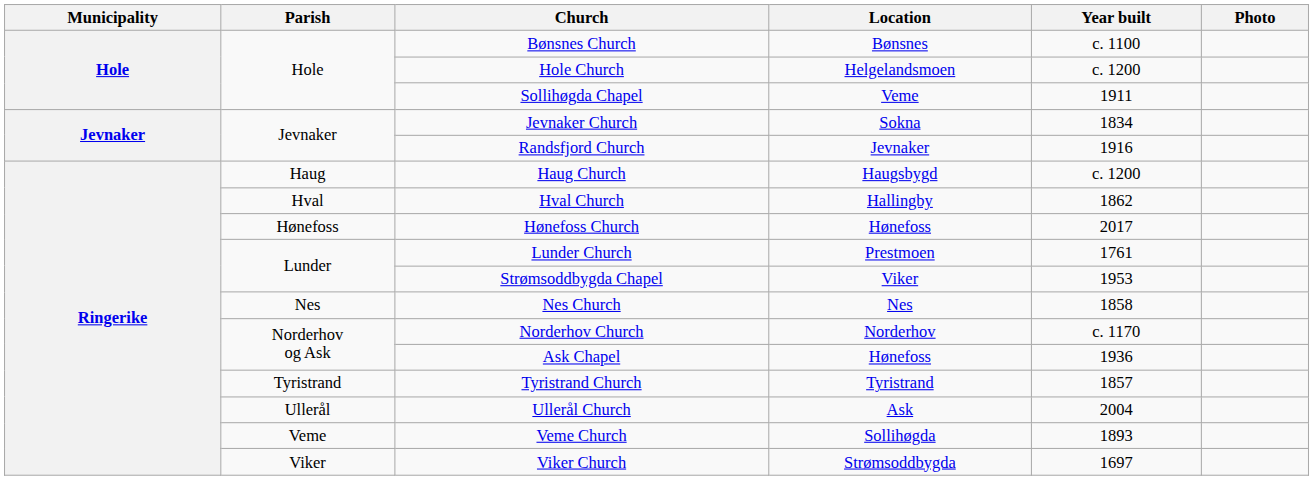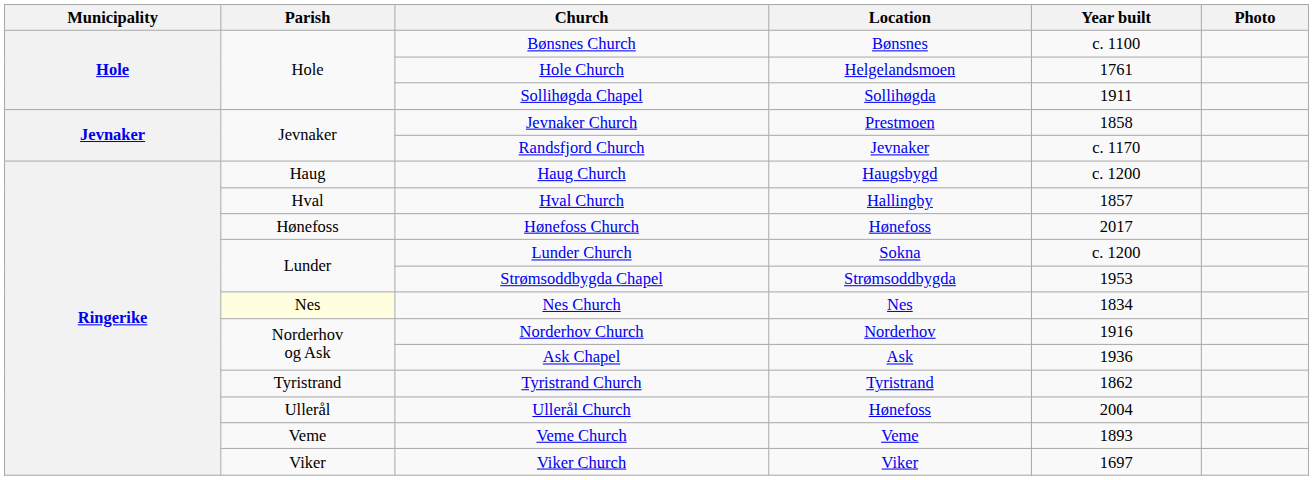(1116, 69) c. 1200 -> (1116, 69) 1761
(900, 95) Veme -> (900, 95) Sollihøgda
(900, 122) Sokna -> (900, 122) Prestmoen
(1116, 122) 1834 -> (1116, 122) 1858
(1116, 148) 1916 -> (1116, 148) c. 1170
(1116, 200) 1862 -> (1116, 200) 1857
(900, 252) Prestmoen -> (900, 252) Sokna
(1116, 252) 1761 -> (1116, 252) c. 1200
(900, 278) Viker -> (900, 278) Strømsoddbygda
(308, 305) no background -> (308, 305) lightyellow background
(1116, 305) 1858 -> (1116, 305) 1834
(1116, 331) c. 1170 -> (1116, 331) 1916
(900, 357) Hønefoss -> (900, 357) Ask
(1116, 383) 1857 -> (1116, 383) 1862
(900, 409) Ask -> (900, 409) Hønefoss
(900, 435) Sollihøgda -> (900, 435) Veme
(900, 461) Strømsoddbygda -> (900, 461) Viker
